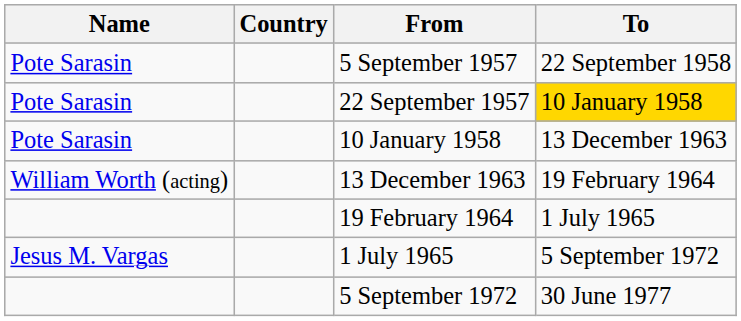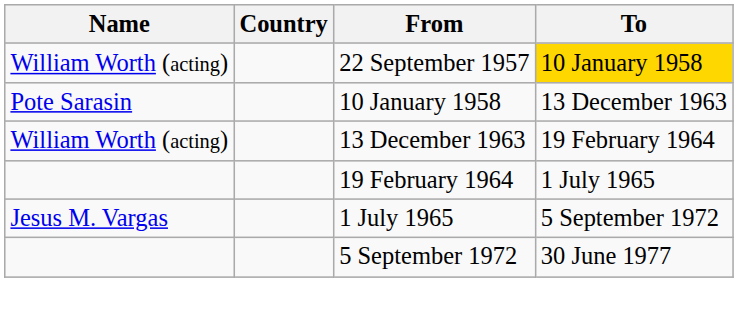- row: (428, 62)
(71, 101) Pote Sarasin -> (119, 62) William Worth (acting)
